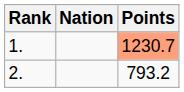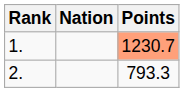(148, 73) 793.2 -> (148, 73) 793.3
